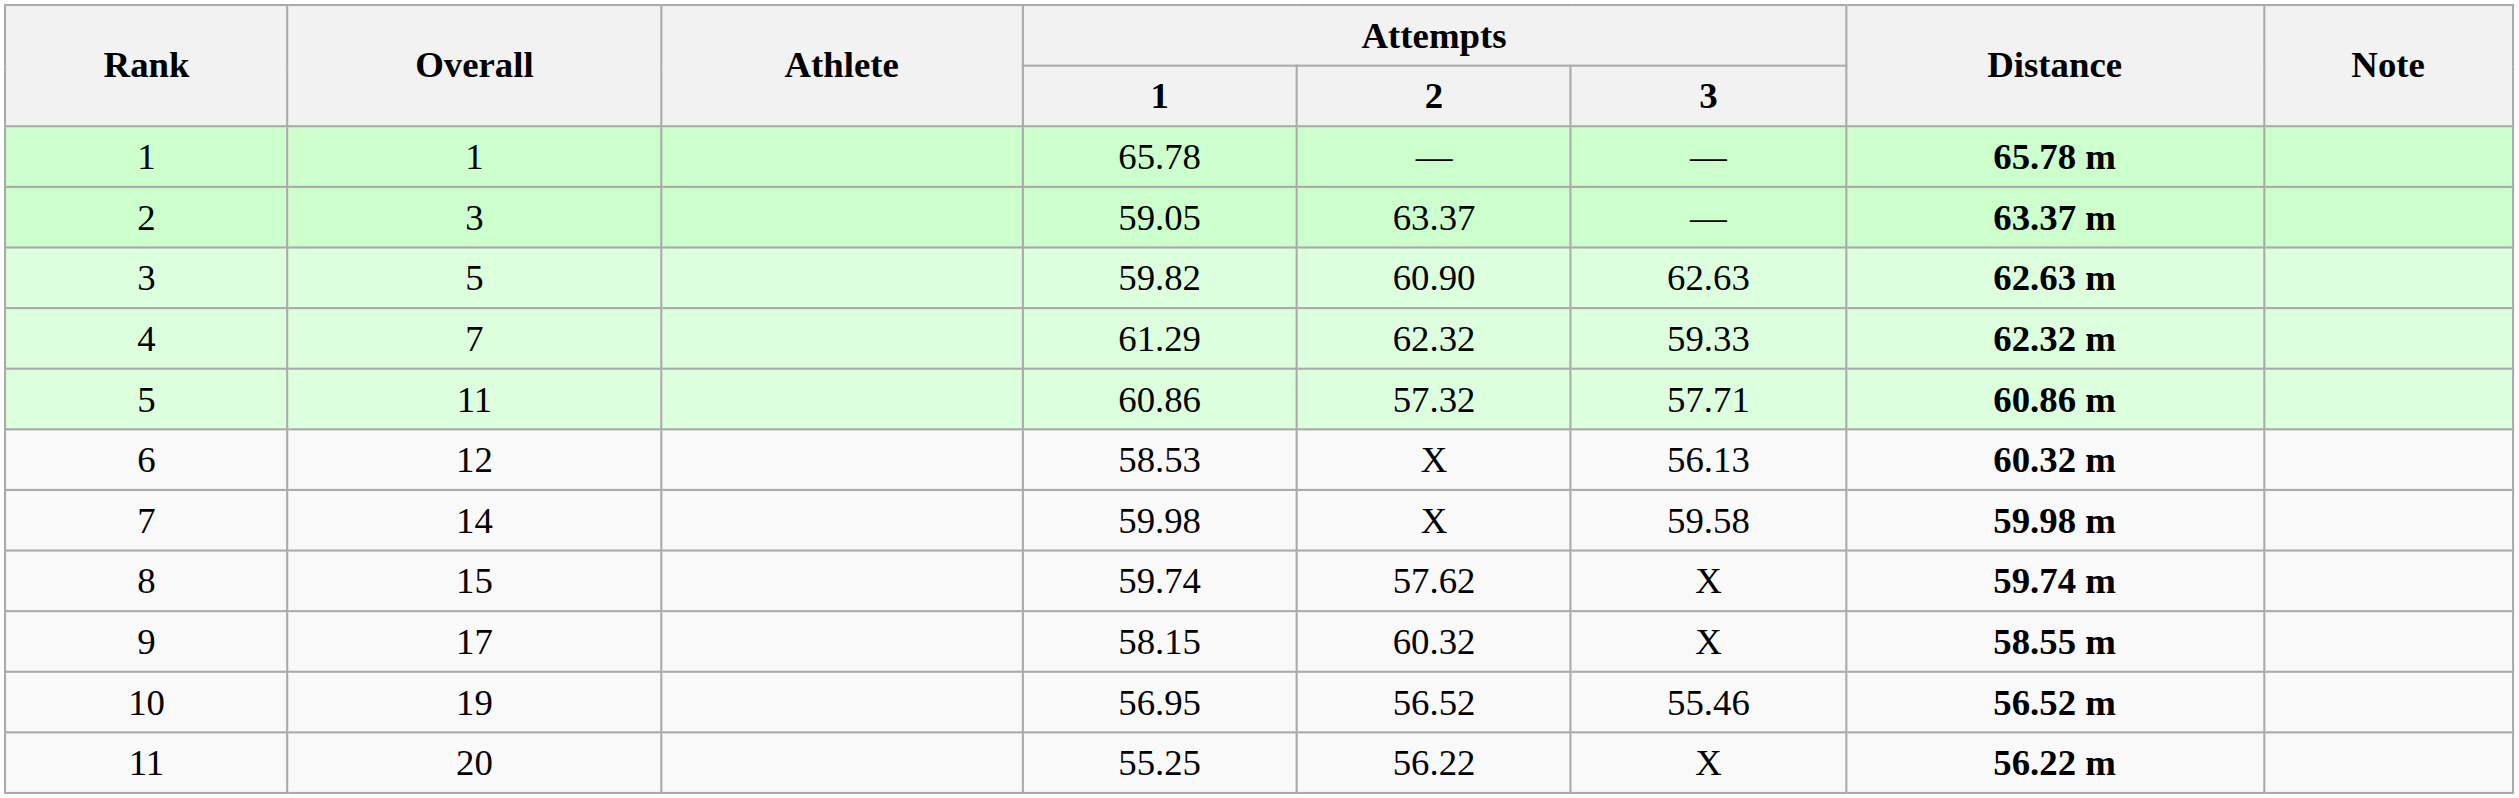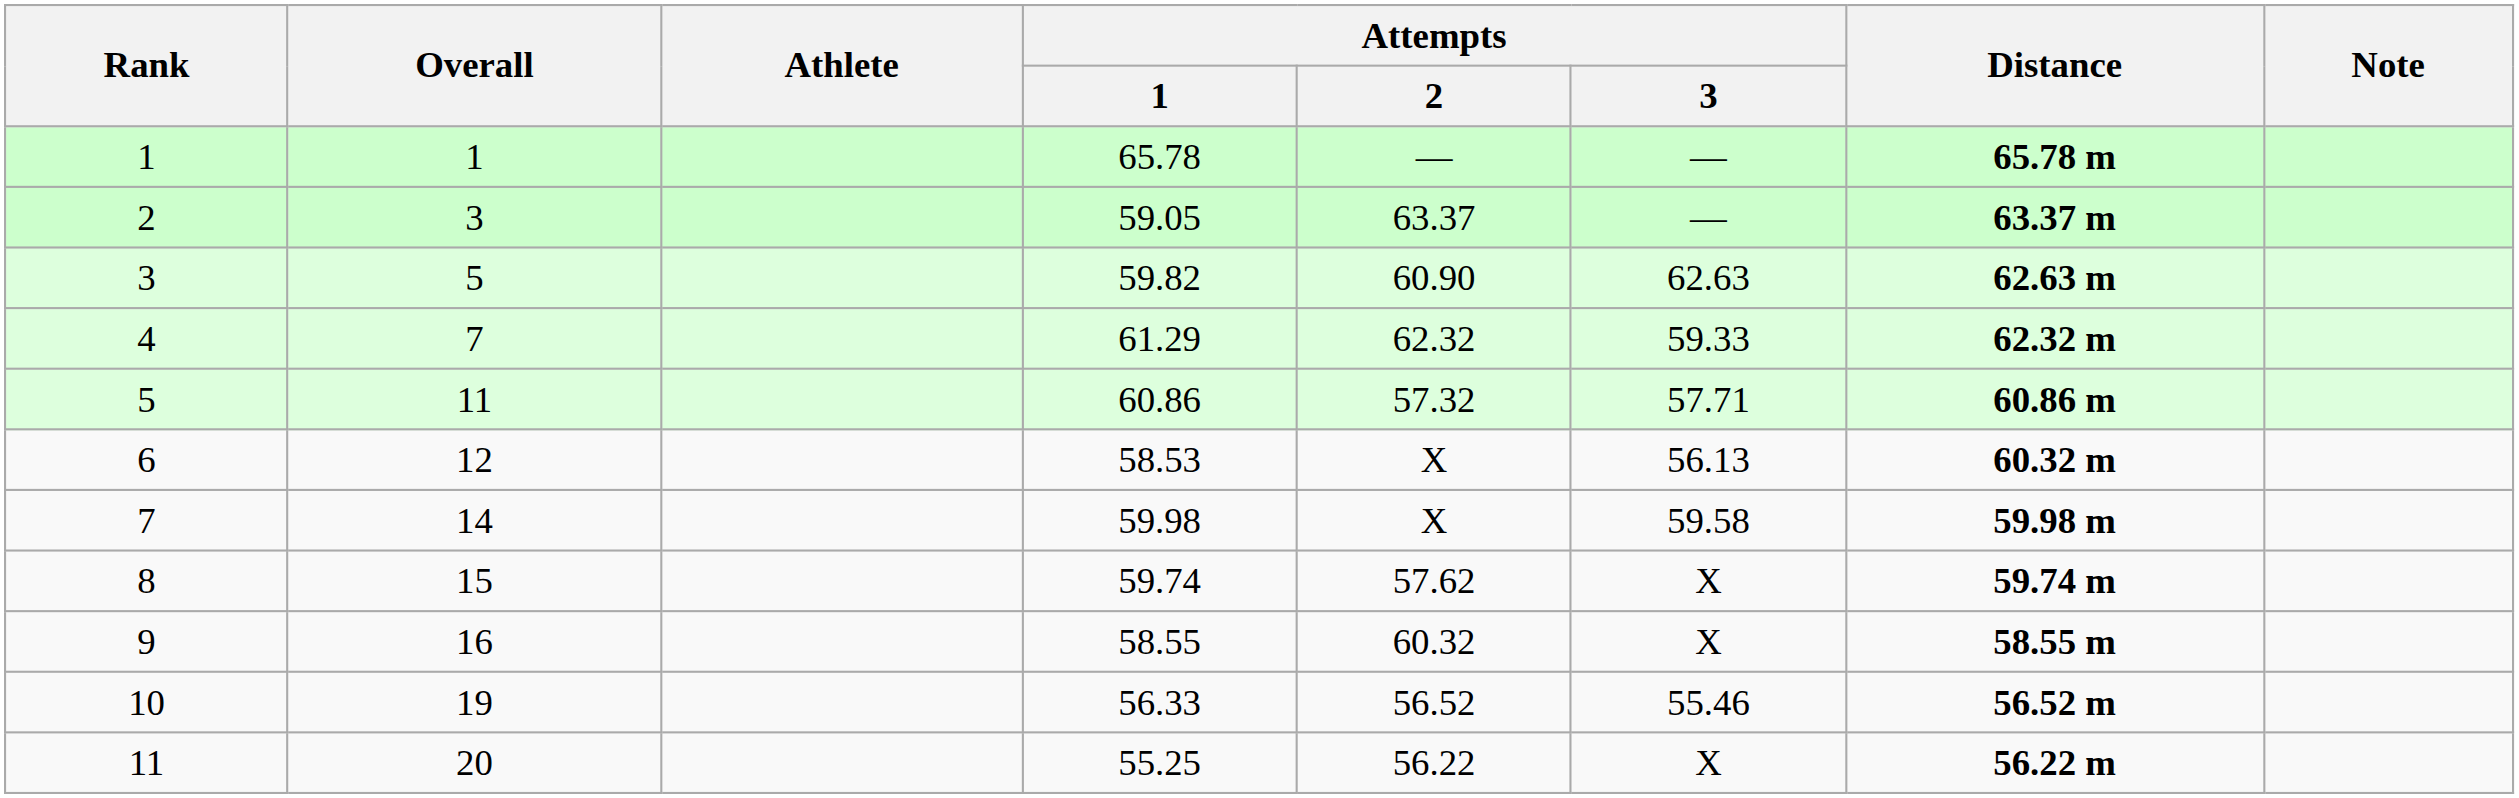(474, 641) 17 -> (474, 641) 16
(1160, 641) 58.15 -> (1160, 641) 58.55
(1160, 701) 56.95 -> (1160, 701) 56.33
